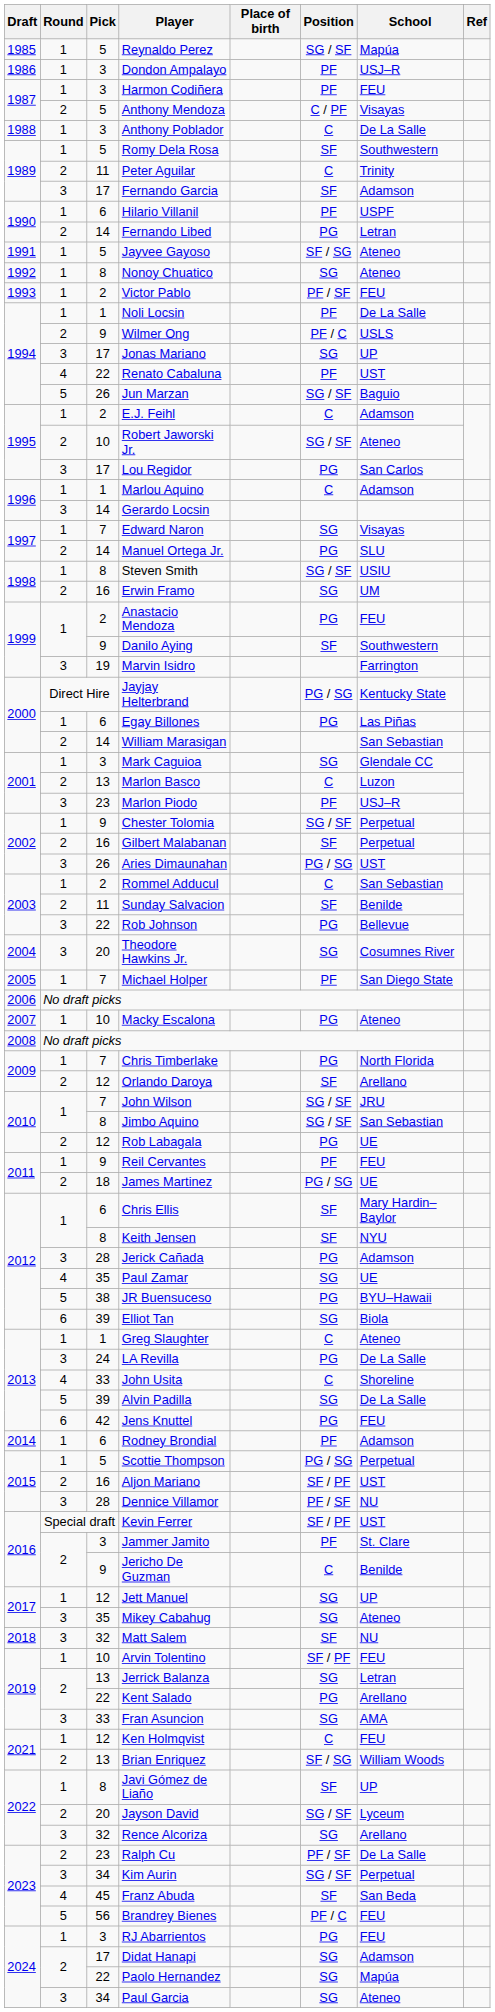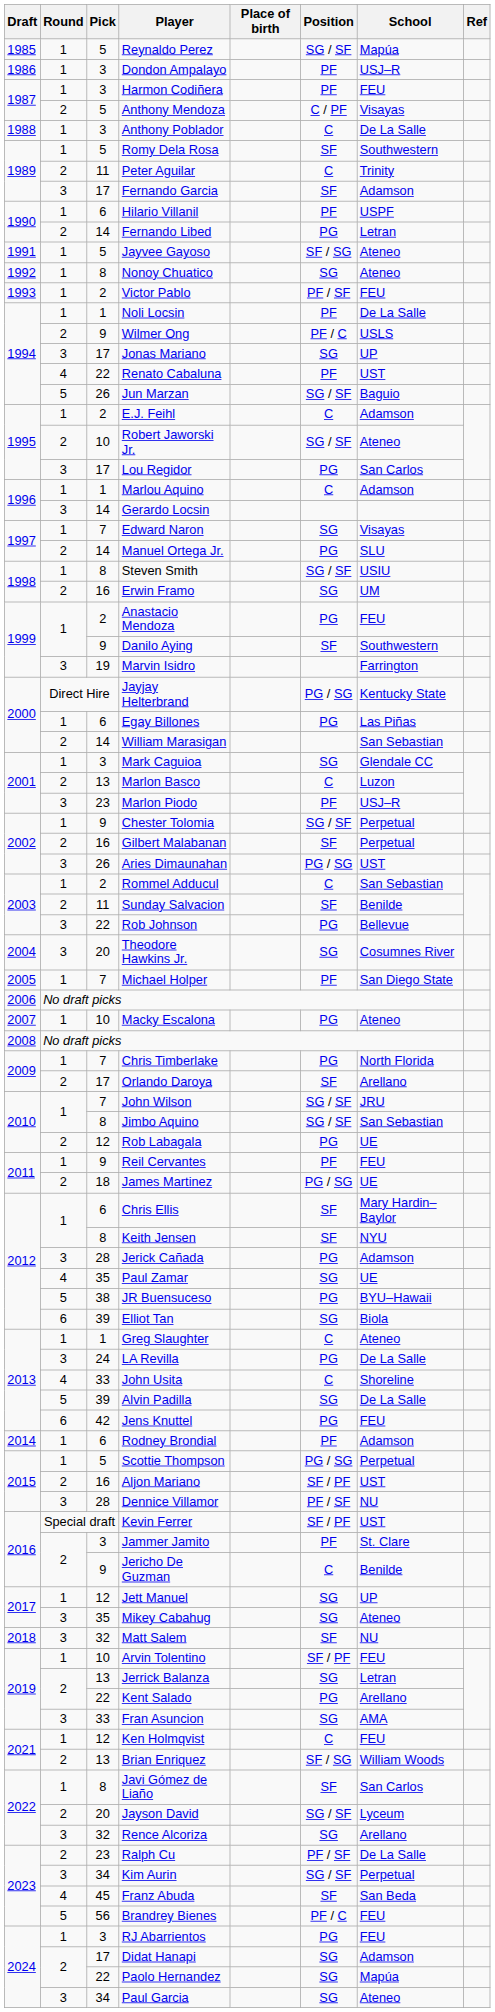(103, 1081) 12 -> (103, 1081) 17
(369, 1787) UP -> (391, 1787) San Carlos
